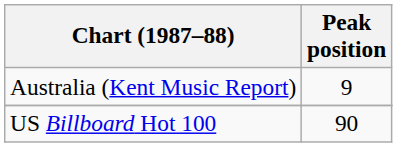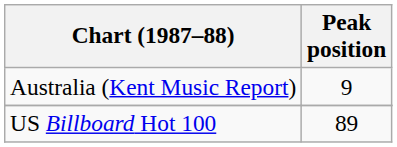(347, 123) 90 -> (347, 123) 89
